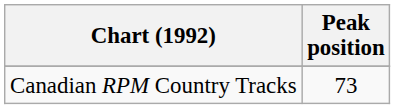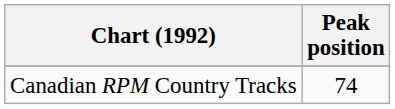(346, 84) 73 -> (346, 84) 74
